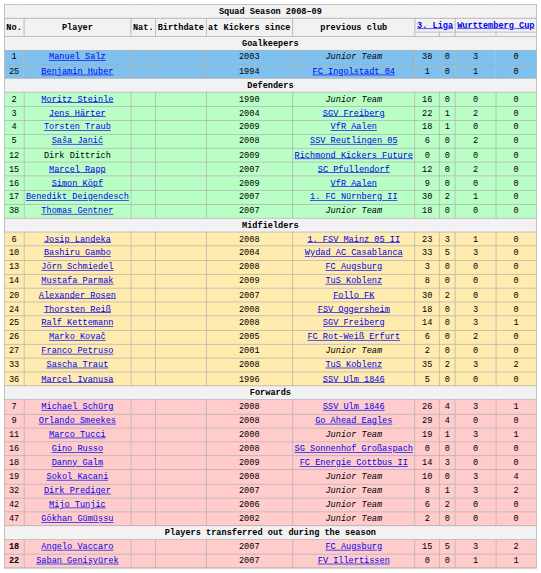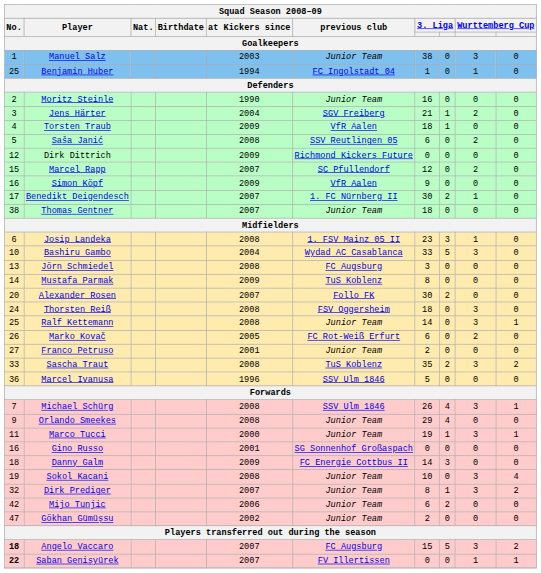(427, 113) 22 -> (427, 113) 21
(354, 323) SGV Freiberg -> (354, 323) Junior Team
(354, 421) Go Ahead Eagles -> (354, 421) Junior Team
(249, 449) 2008 -> (249, 449) 2001
